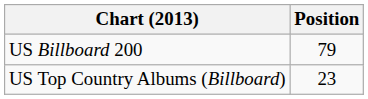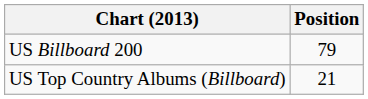(327, 79) 23 -> (327, 79) 21
